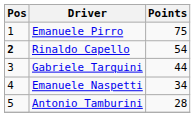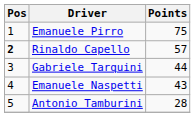(181, 50) 54 -> (181, 50) 57
(181, 86) 34 -> (181, 86) 43
